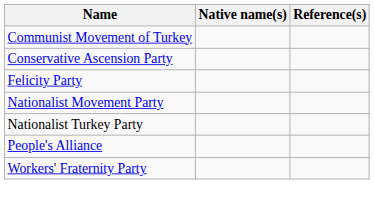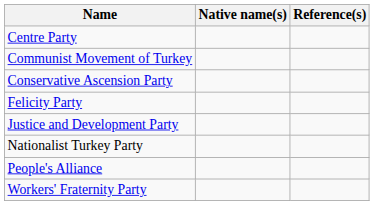+ row: (42, 37)
+ row: (93, 124)
- row: (86, 102)
